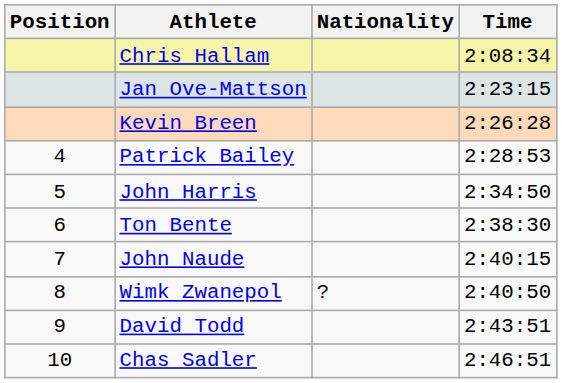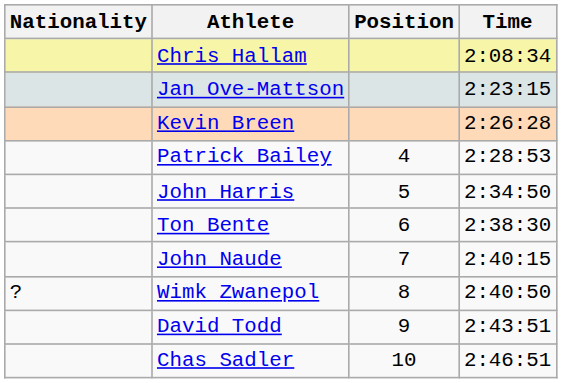columns swapped: (60, 22) <-> (385, 22)
